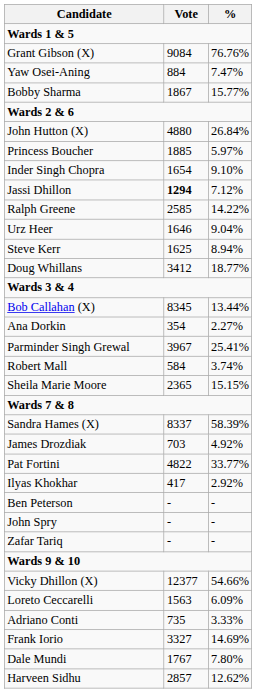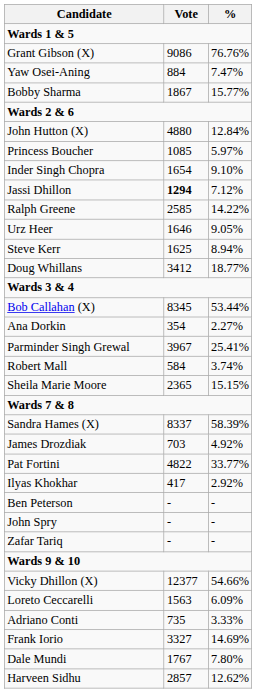(179, 53) 9084 -> (179, 53) 9086
(230, 131) 26.84% -> (230, 131) 12.84%
(179, 151) 1885 -> (179, 151) 1085
(227, 229) 9.04% -> (227, 229) 9.05%
(230, 307) 13.44% -> (230, 307) 53.44%
